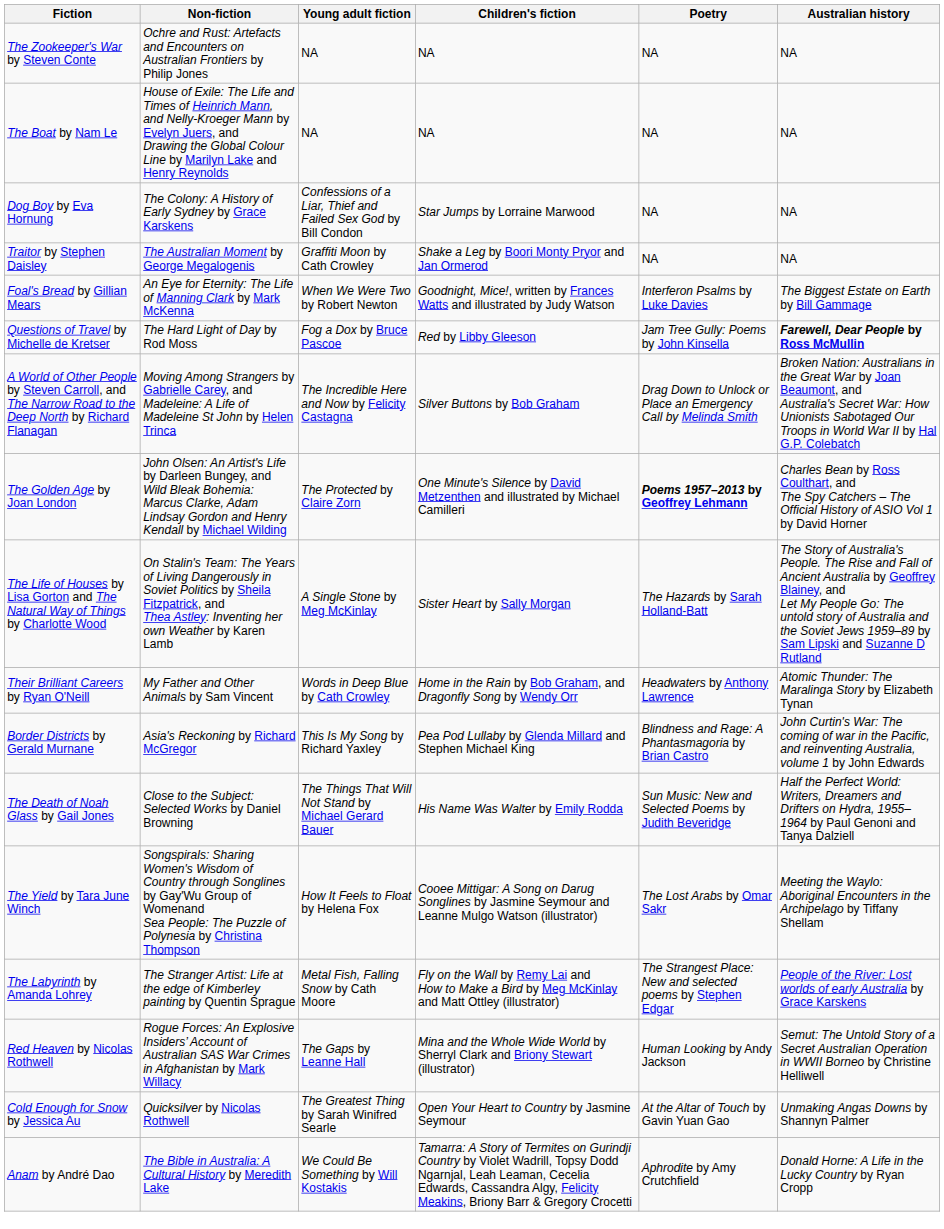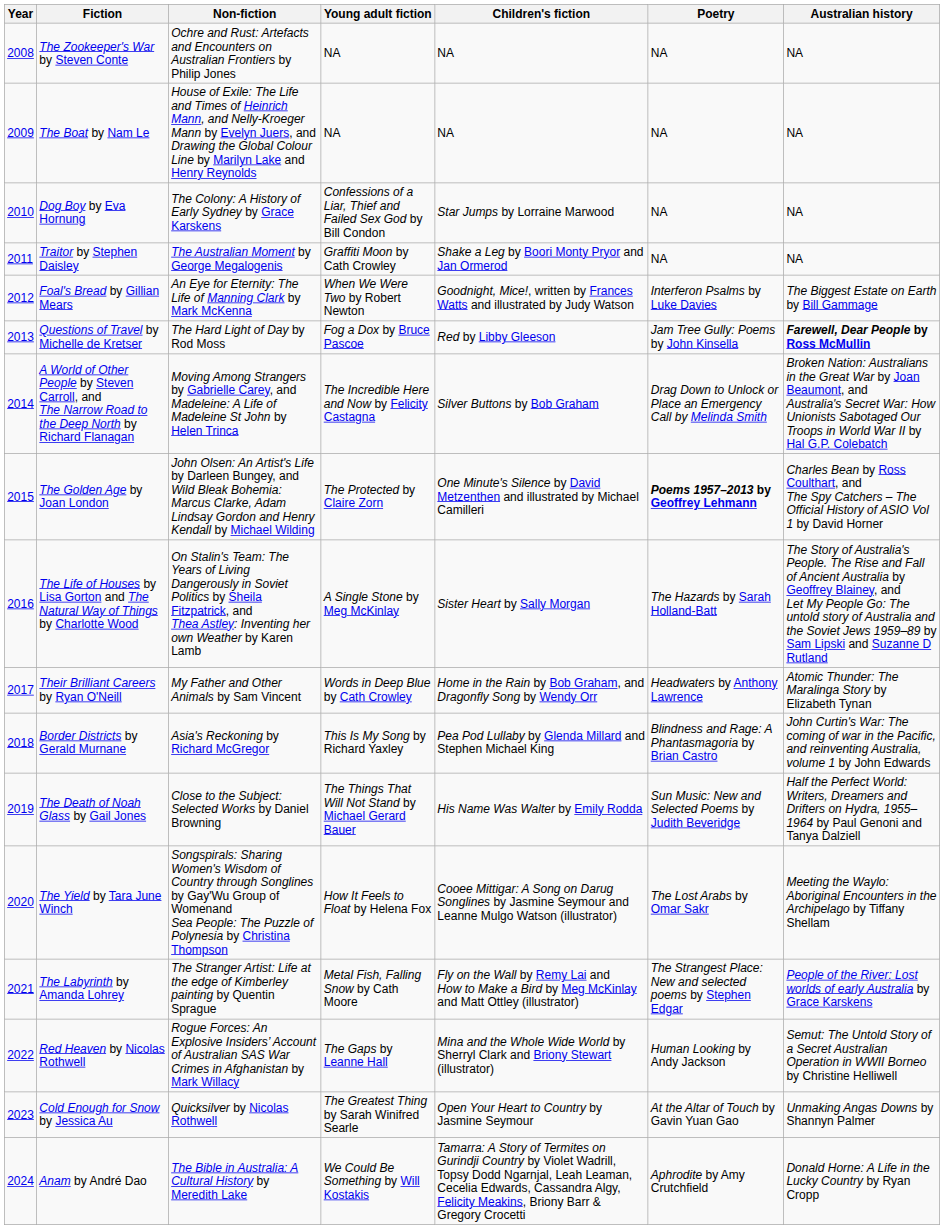+ column: (20, 14)
